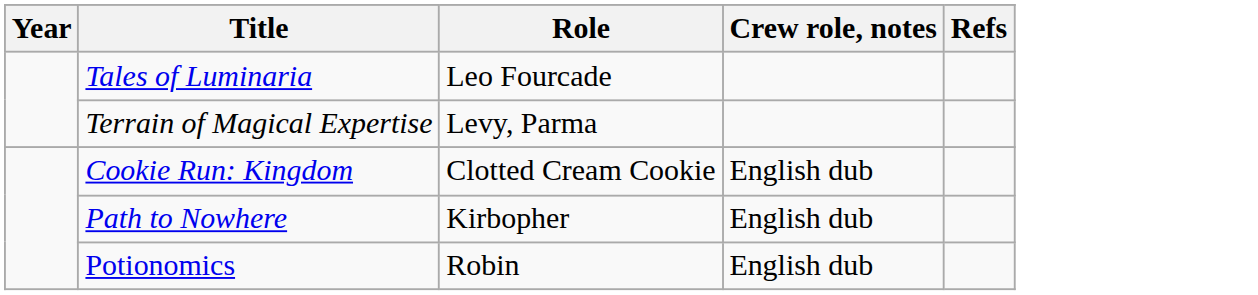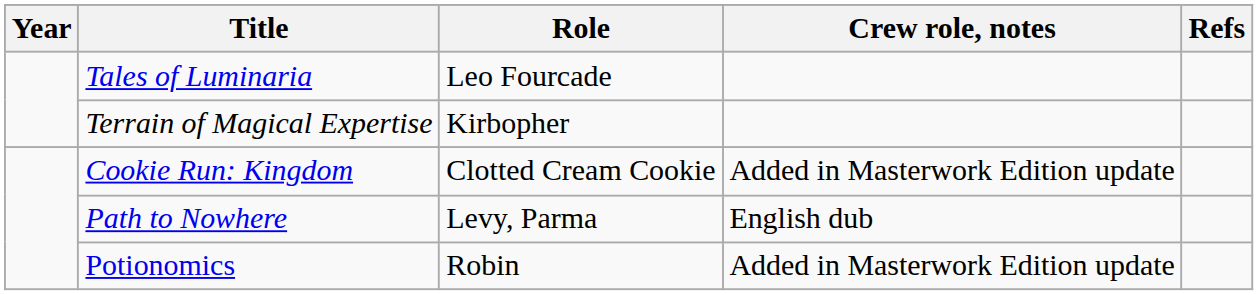(522, 123) Levy, Parma -> (508, 123) Kirbopher
(801, 170) English dub -> (952, 170) Added in Masterwork Edition update
(508, 218) Kirbopher -> (522, 218) Levy, Parma
(801, 265) English dub -> (952, 265) Added in Masterwork Edition update
